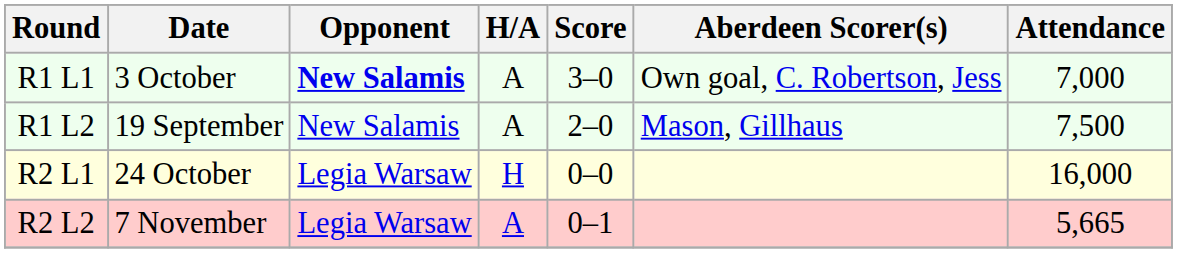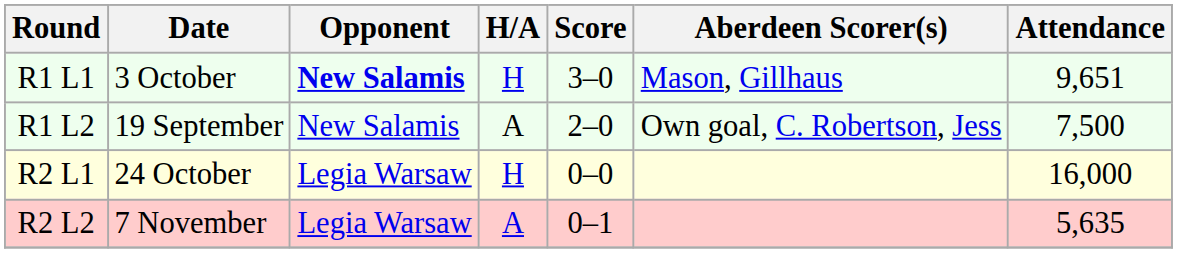(513, 77) A -> (513, 77) H
(821, 77) Own goal, C. Robertson, Jess -> (742, 77) Mason, Gillhaus
(1090, 77) 7,000 -> (1090, 77) 9,651
(742, 125) Mason, Gillhaus -> (821, 125) Own goal, C. Robertson, Jess
(1090, 222) 5,665 -> (1090, 222) 5,635
